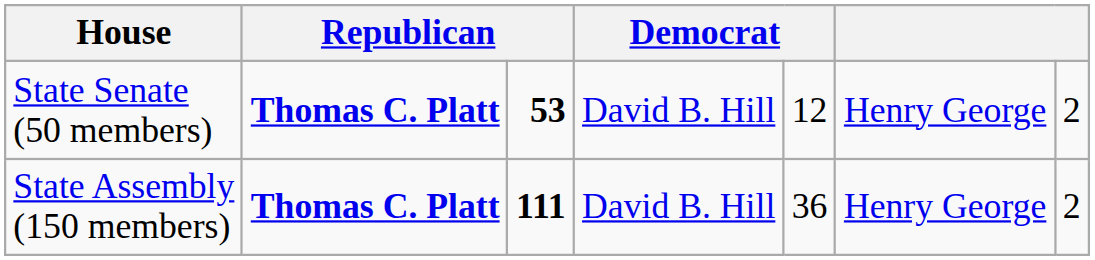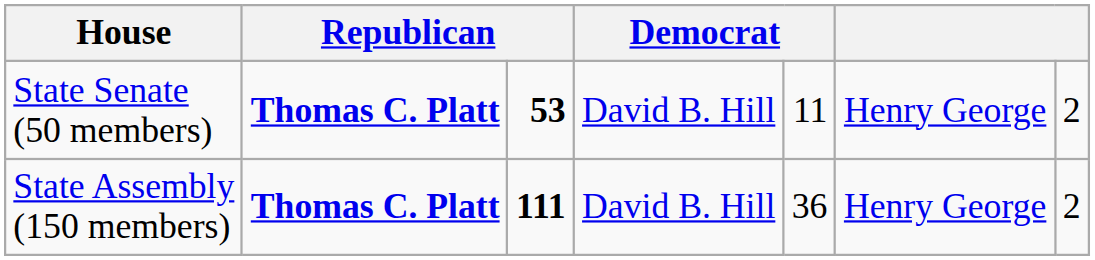(810, 109) 12 -> (810, 109) 11
